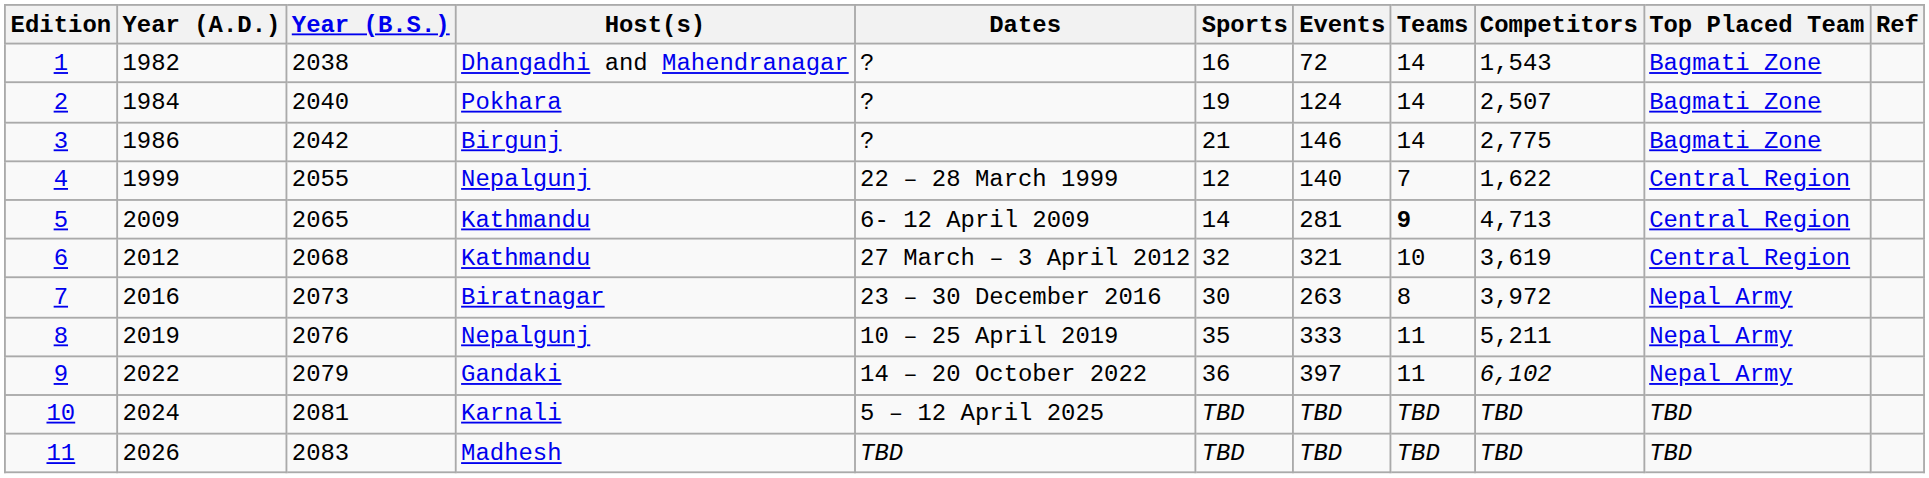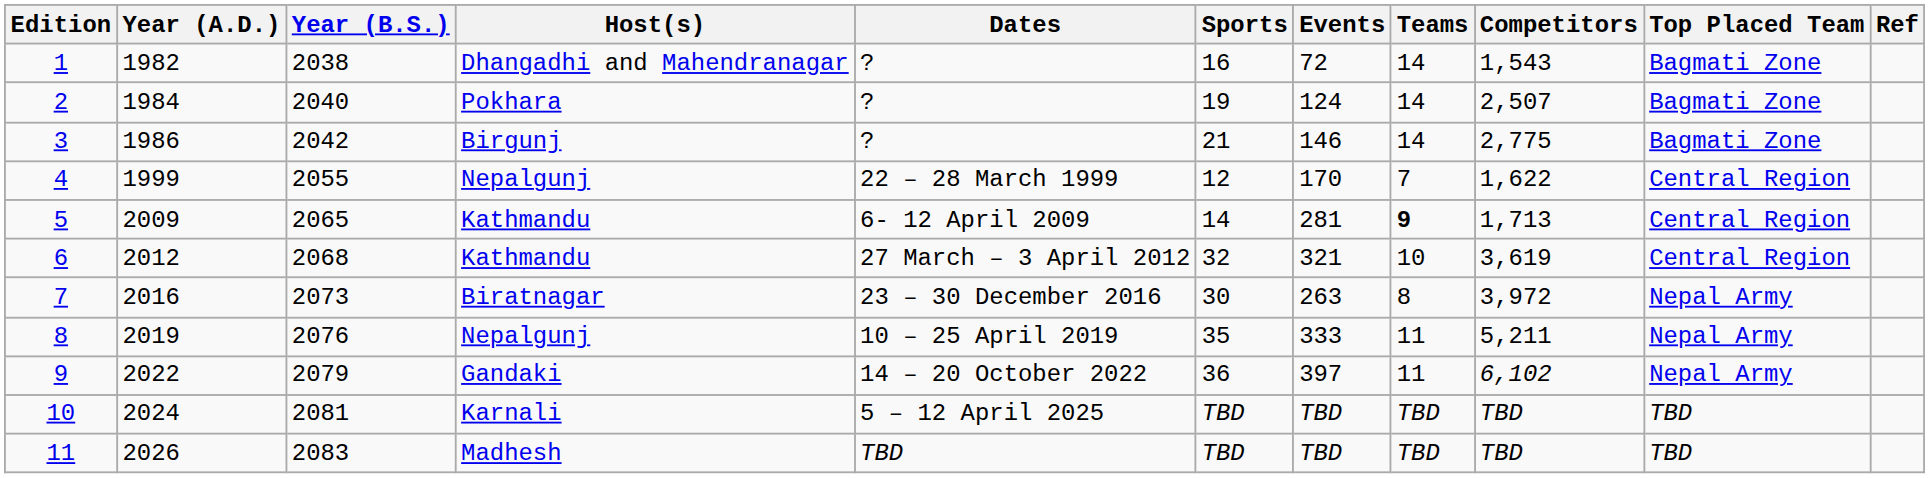(1321, 180) 140 -> (1321, 180) 170
(1516, 219) 4,713 -> (1516, 219) 1,713
